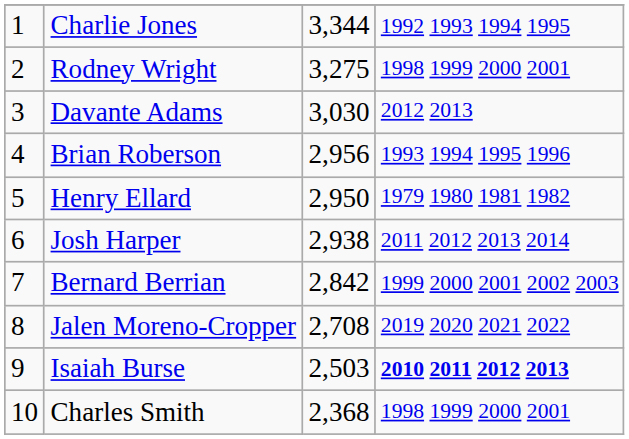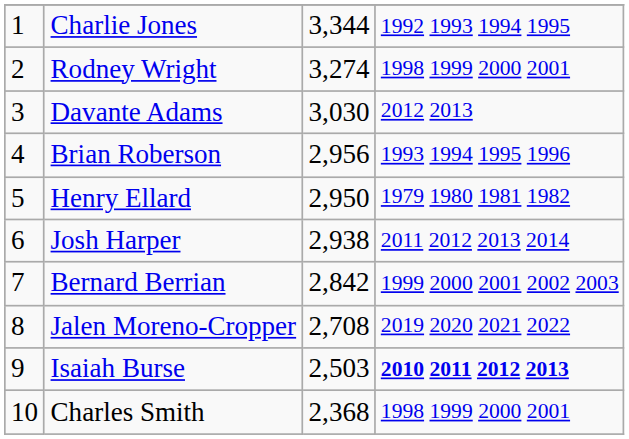(339, 68) 3,275 -> (339, 68) 3,274
